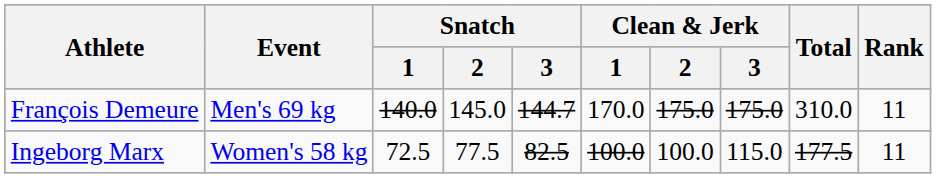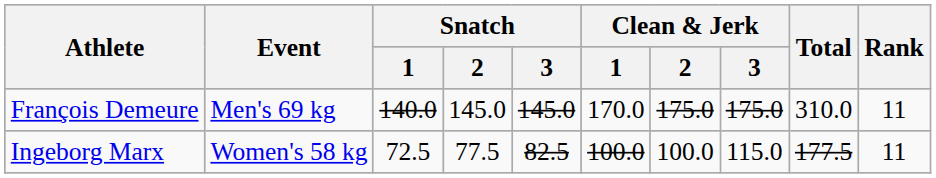(547, 109) 144.7 -> (547, 109) 145.0
